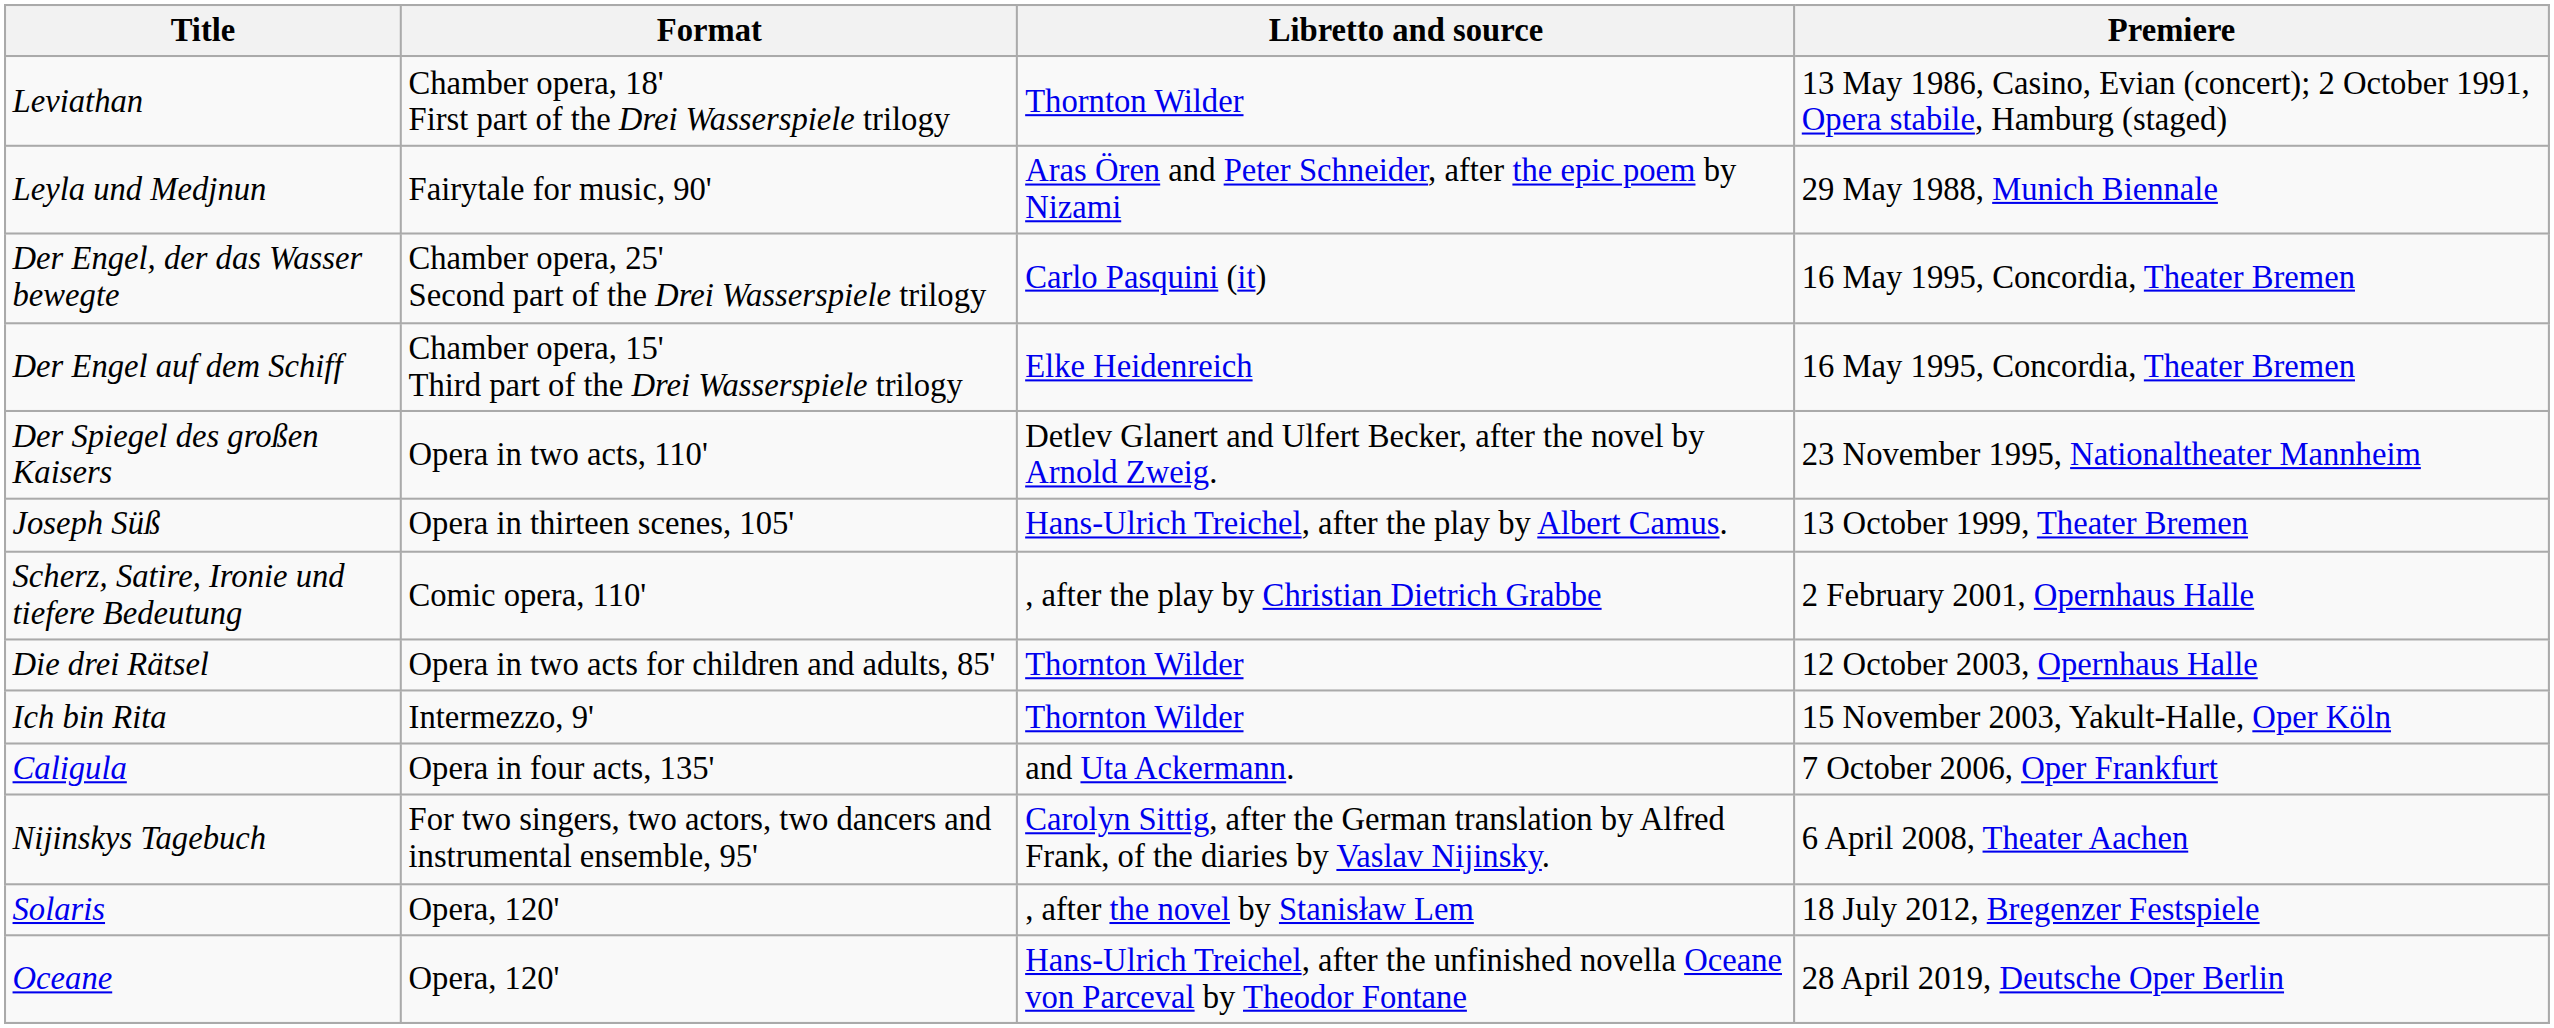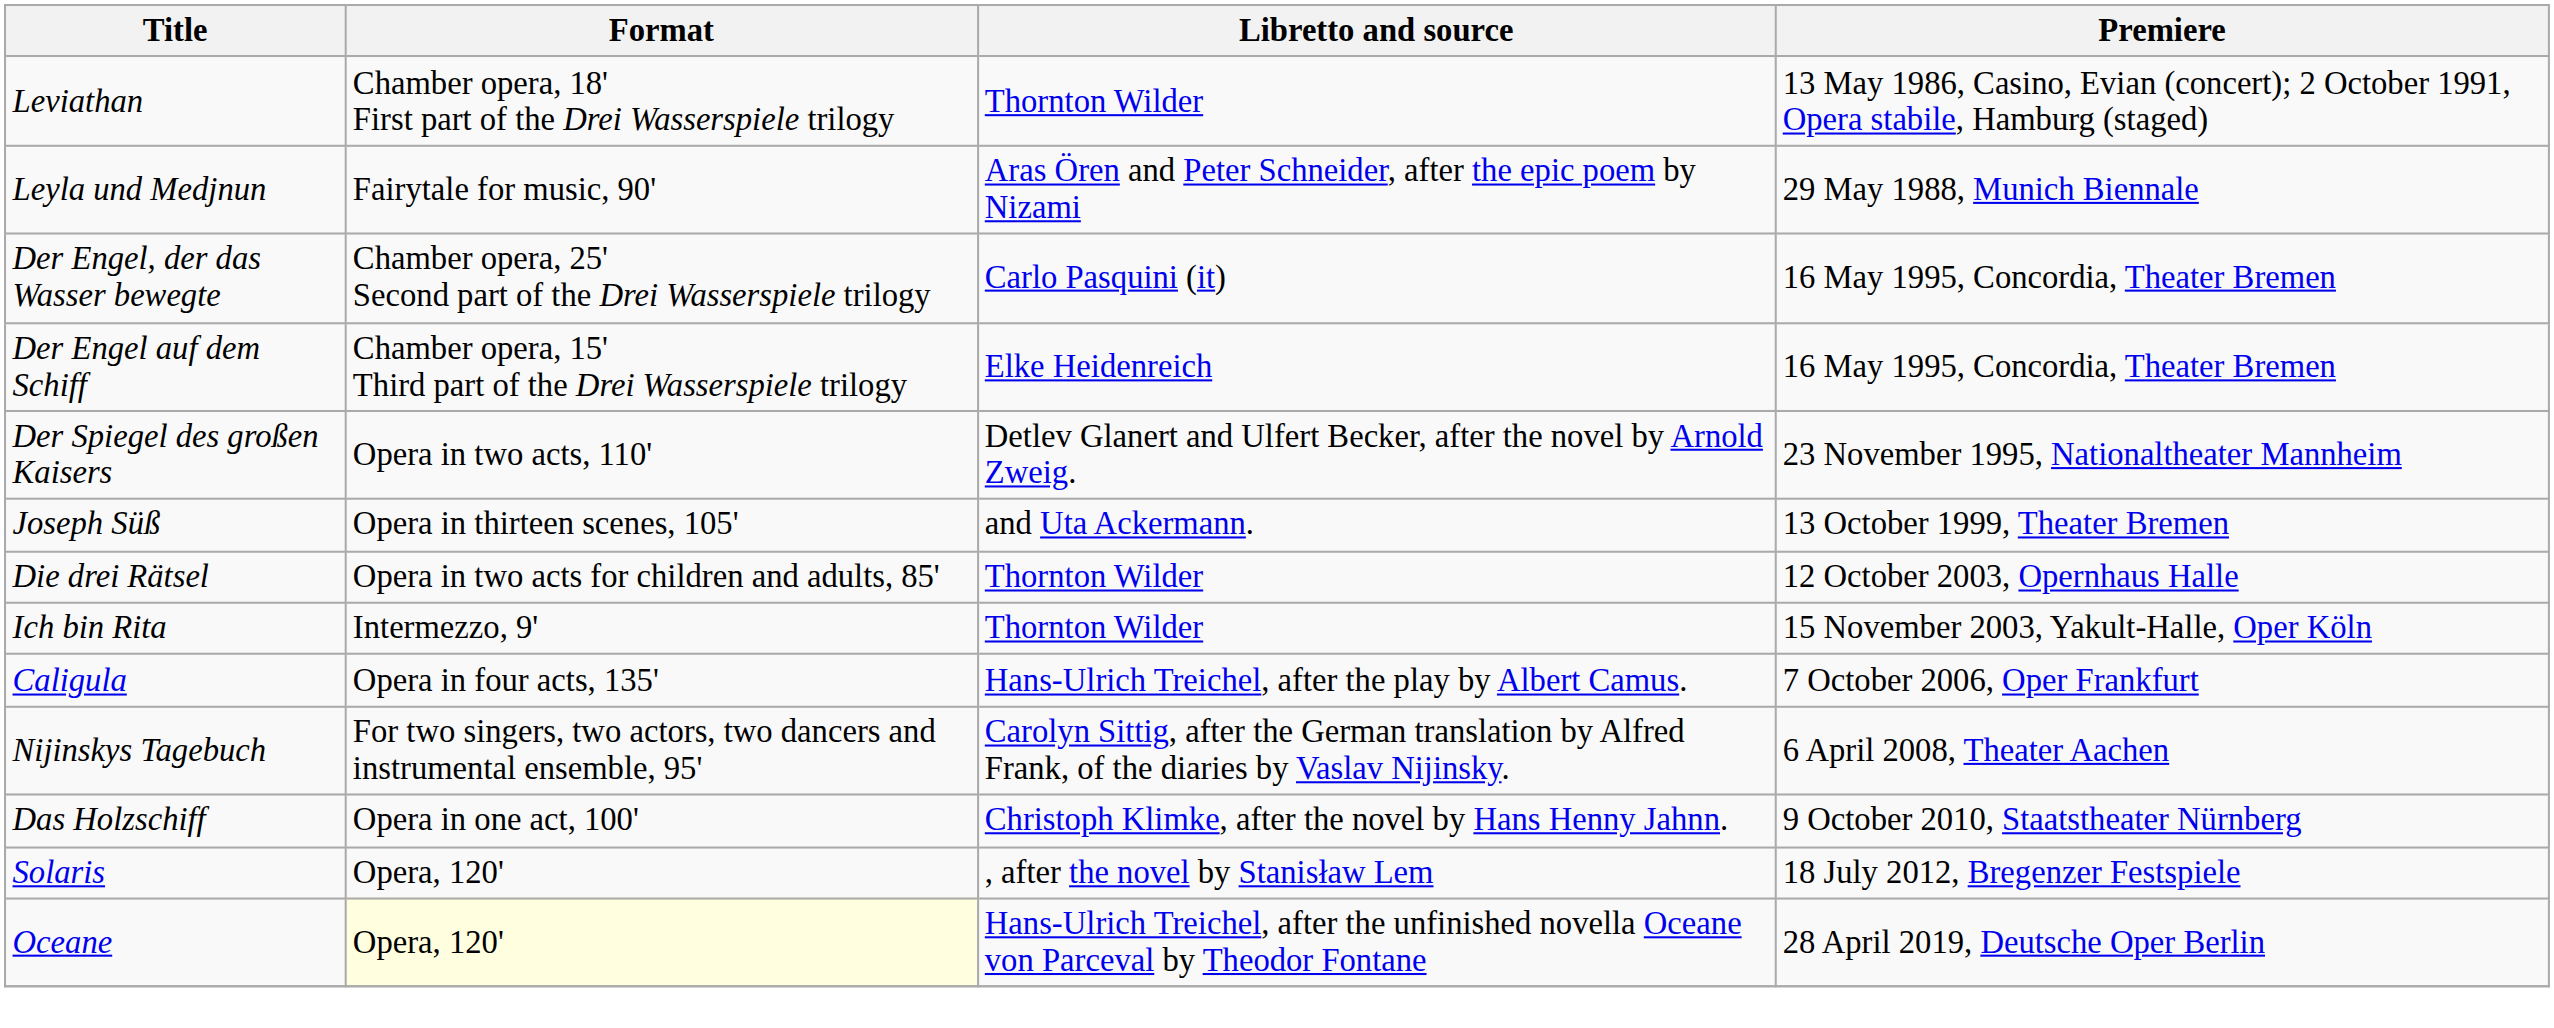(1376, 524) Hans-Ulrich Treichel, after the play by Albert Camus. -> (1119, 524) and Uta Ackermann.
- row: (179, 594)
(1160, 768) and Uta Ackermann. -> (1336, 679) Hans-Ulrich Treichel, after the play by Albert Camus.
+ row: (109, 820)
(484, 978) no background -> (428, 942) lightyellow background
